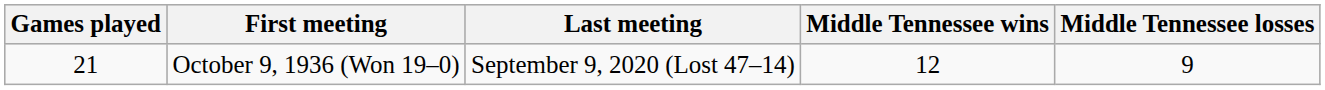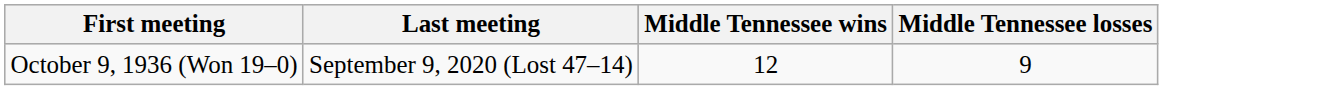- column: (86, 24)
